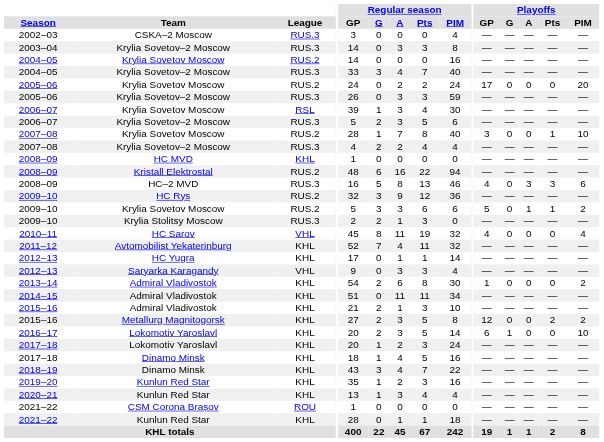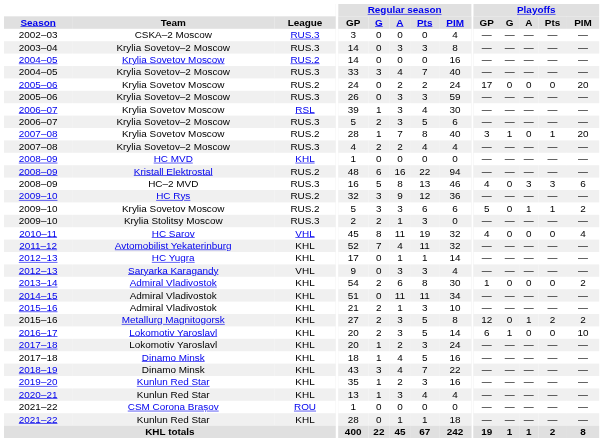(510, 134) 0 -> (510, 134) 1
(583, 134) 10 -> (583, 134) 20
(529, 320) 0 -> (529, 320) 1
